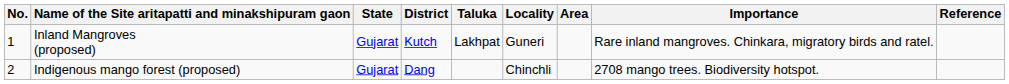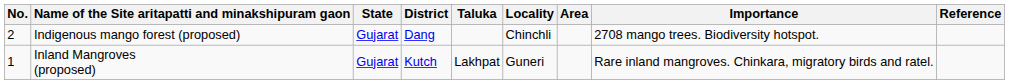rows swapped: (85, 42) <-> (137, 69)
